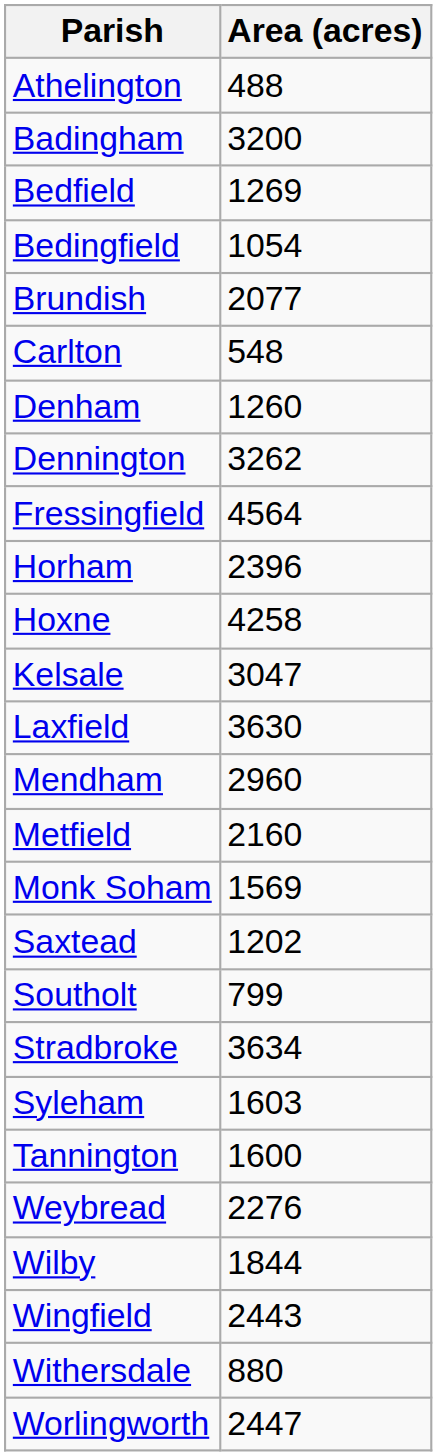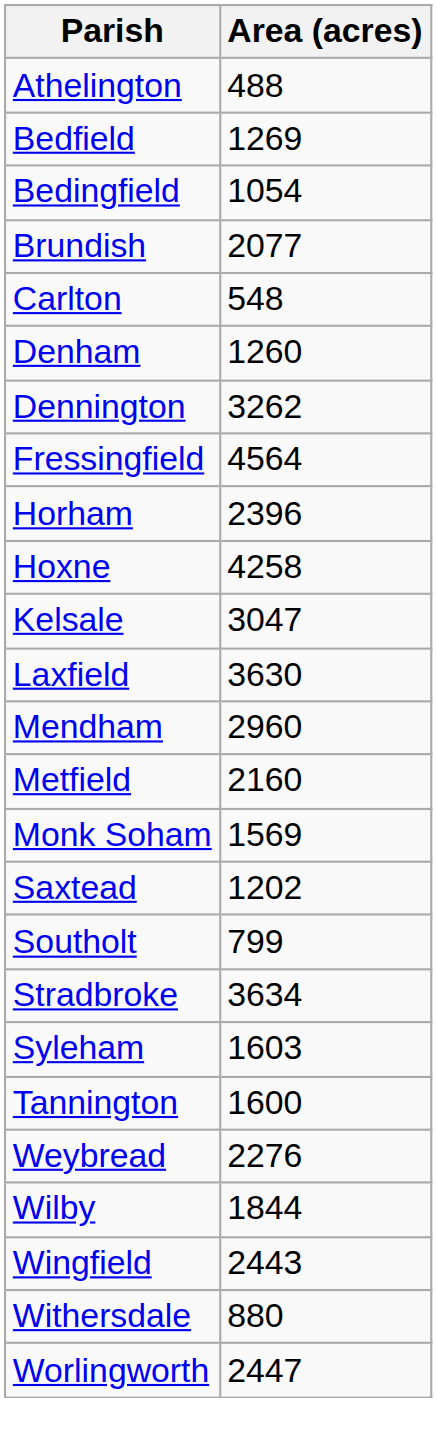- row: (98, 138)
